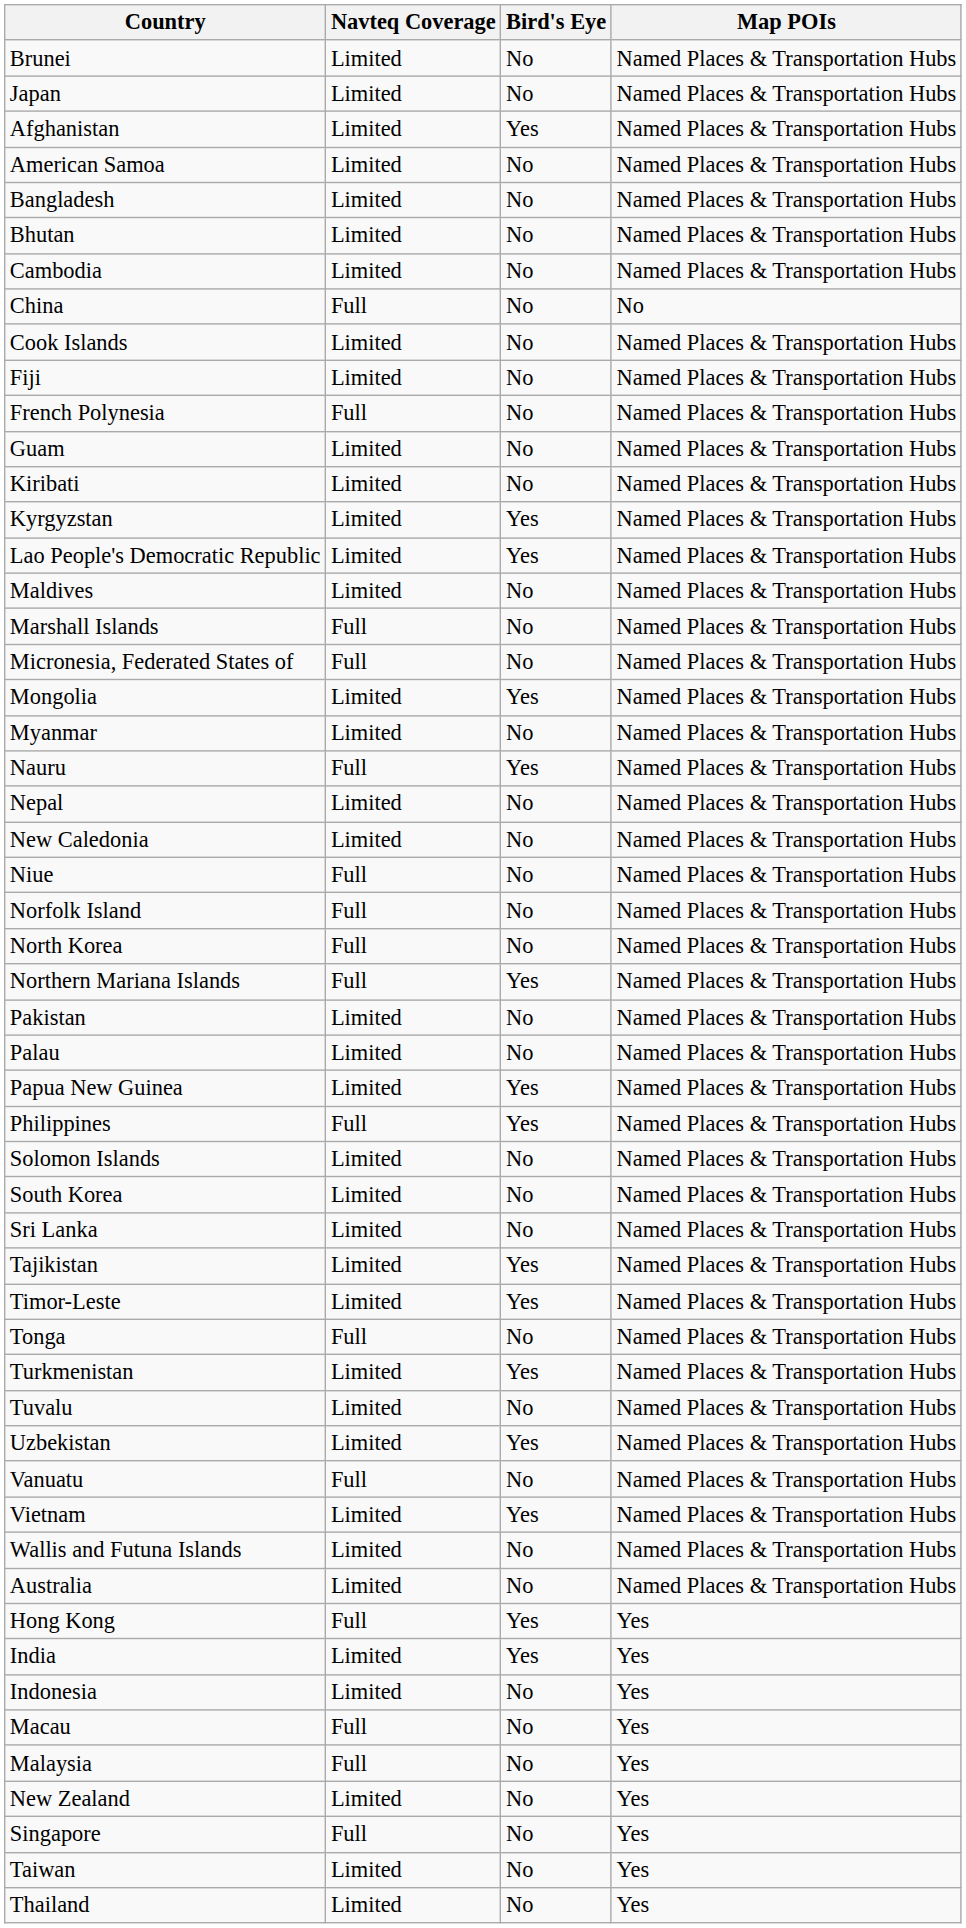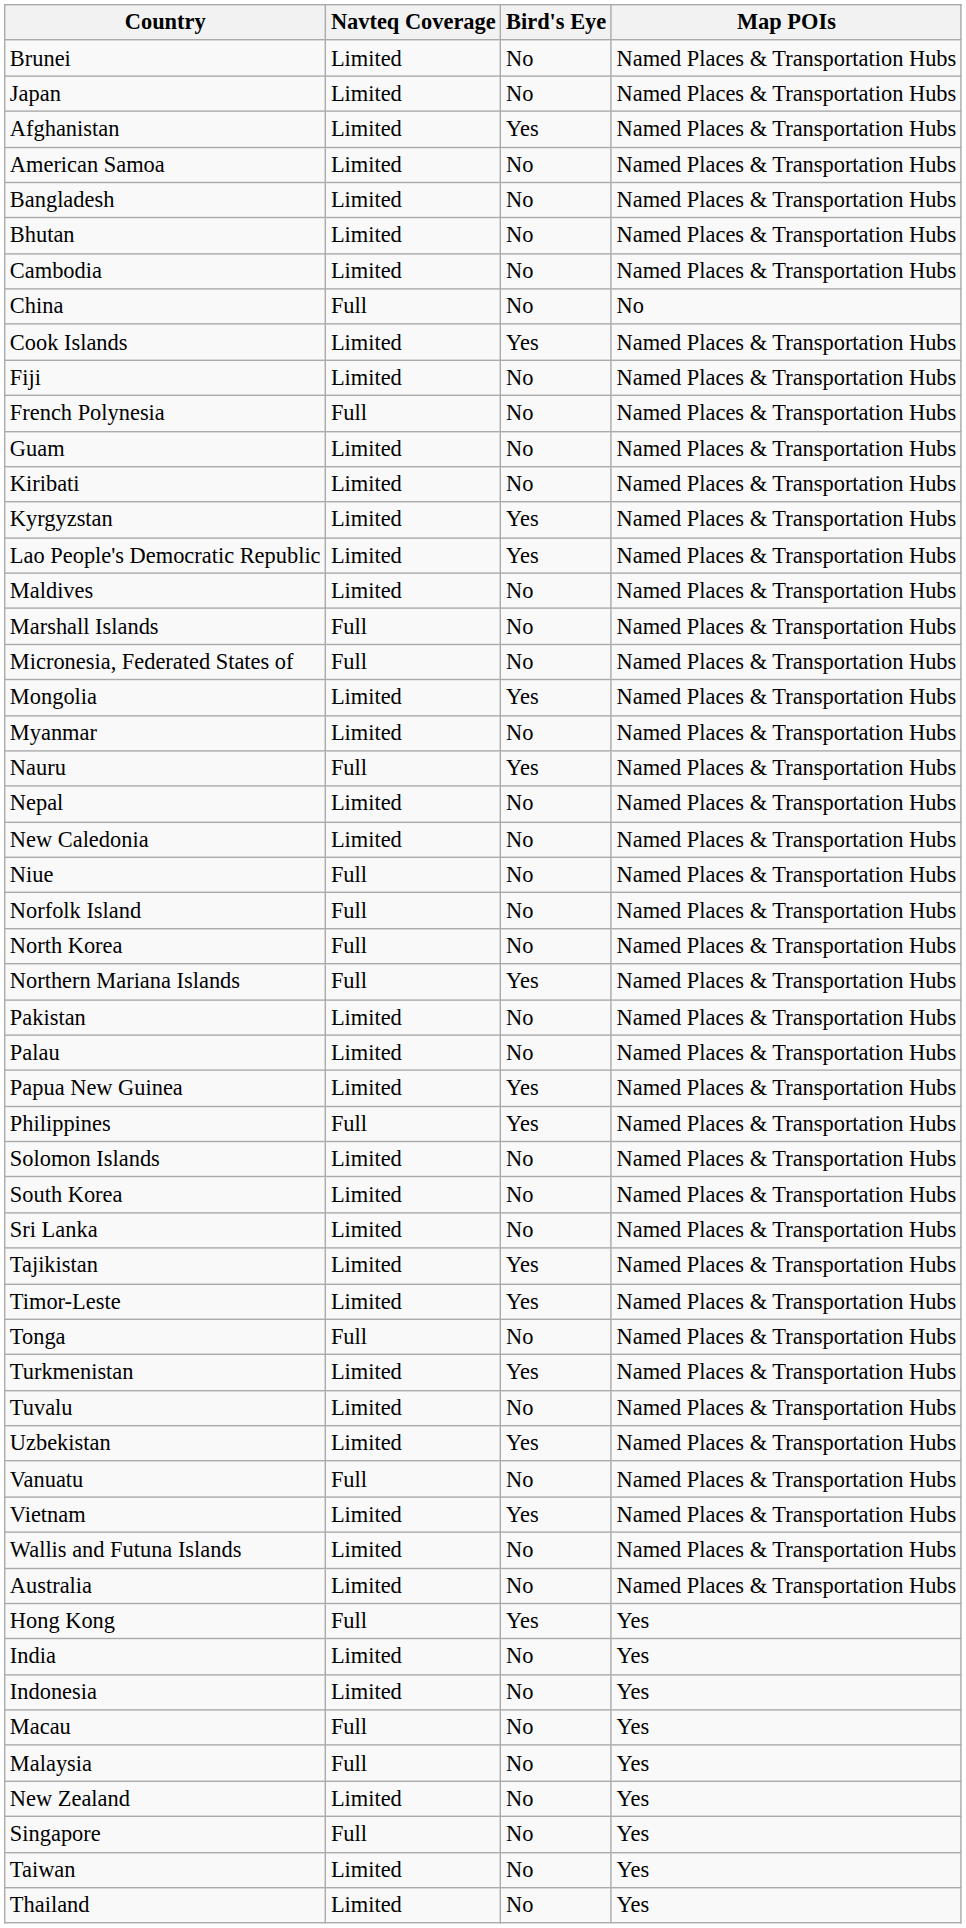(520, 341) No -> (522, 341) Yes
(522, 1656) Yes -> (520, 1656) No
